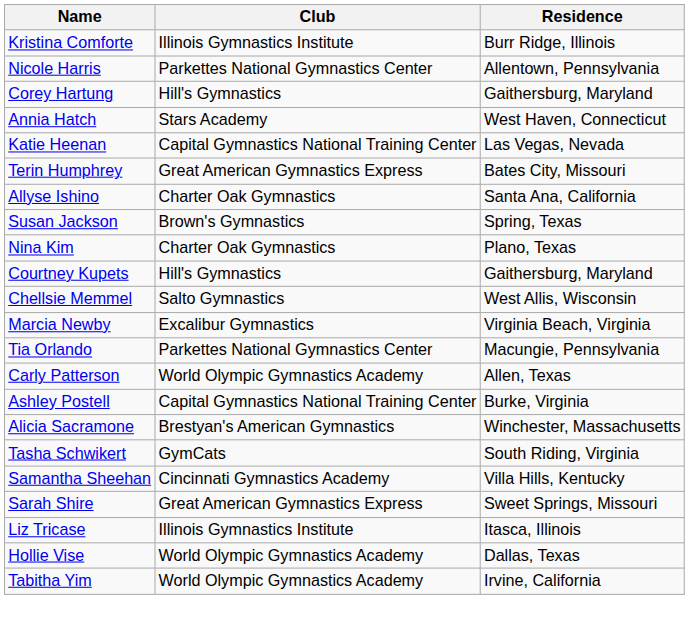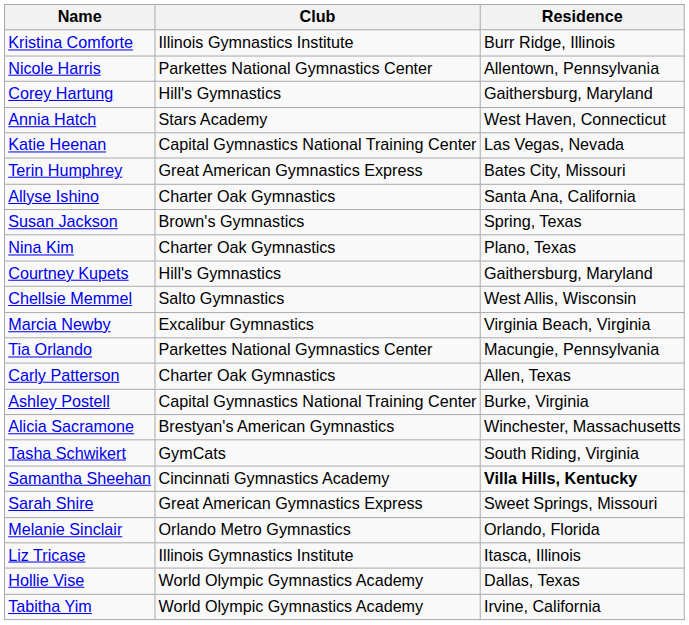(291, 376) World Olympic Gymnastics Academy -> (247, 376) Charter Oak Gymnastics
(554, 478) normal -> (561, 478) bold
+ row: (65, 529)
